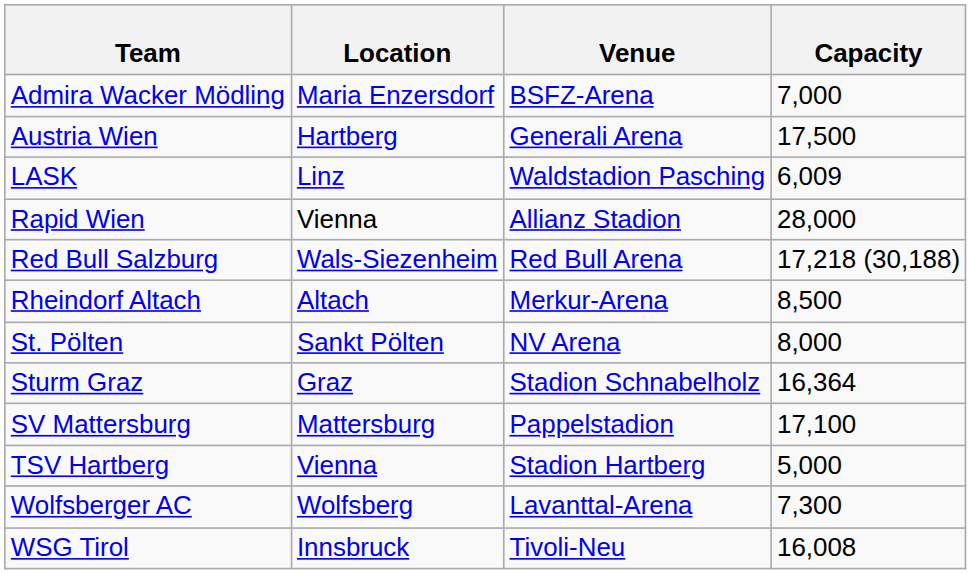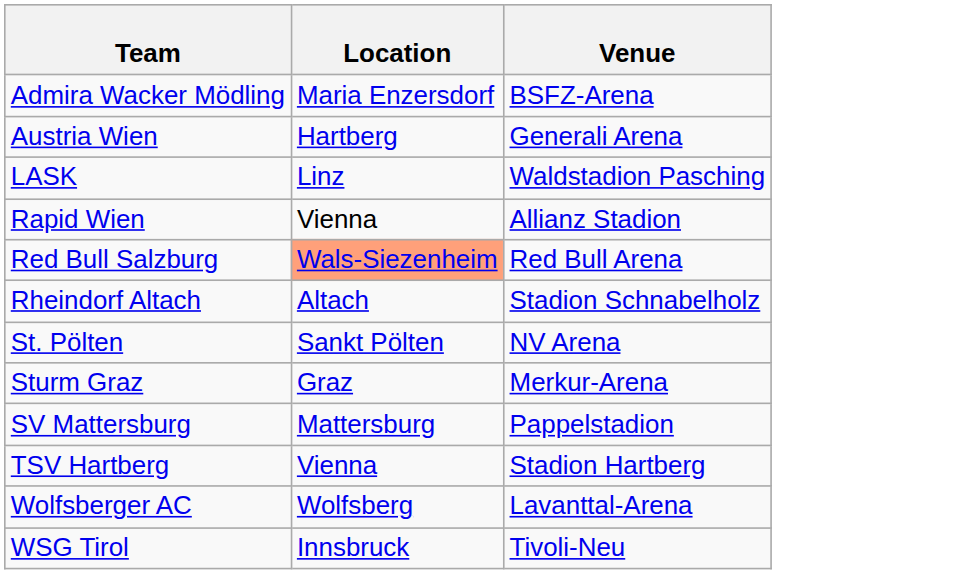- column: (869, 54)
(397, 259) no background -> (397, 259) lightsalmon background
(589, 300) Merkur-Arena -> (635, 300) Stadion Schnabelholz
(635, 383) Stadion Schnabelholz -> (589, 383) Merkur-Arena
